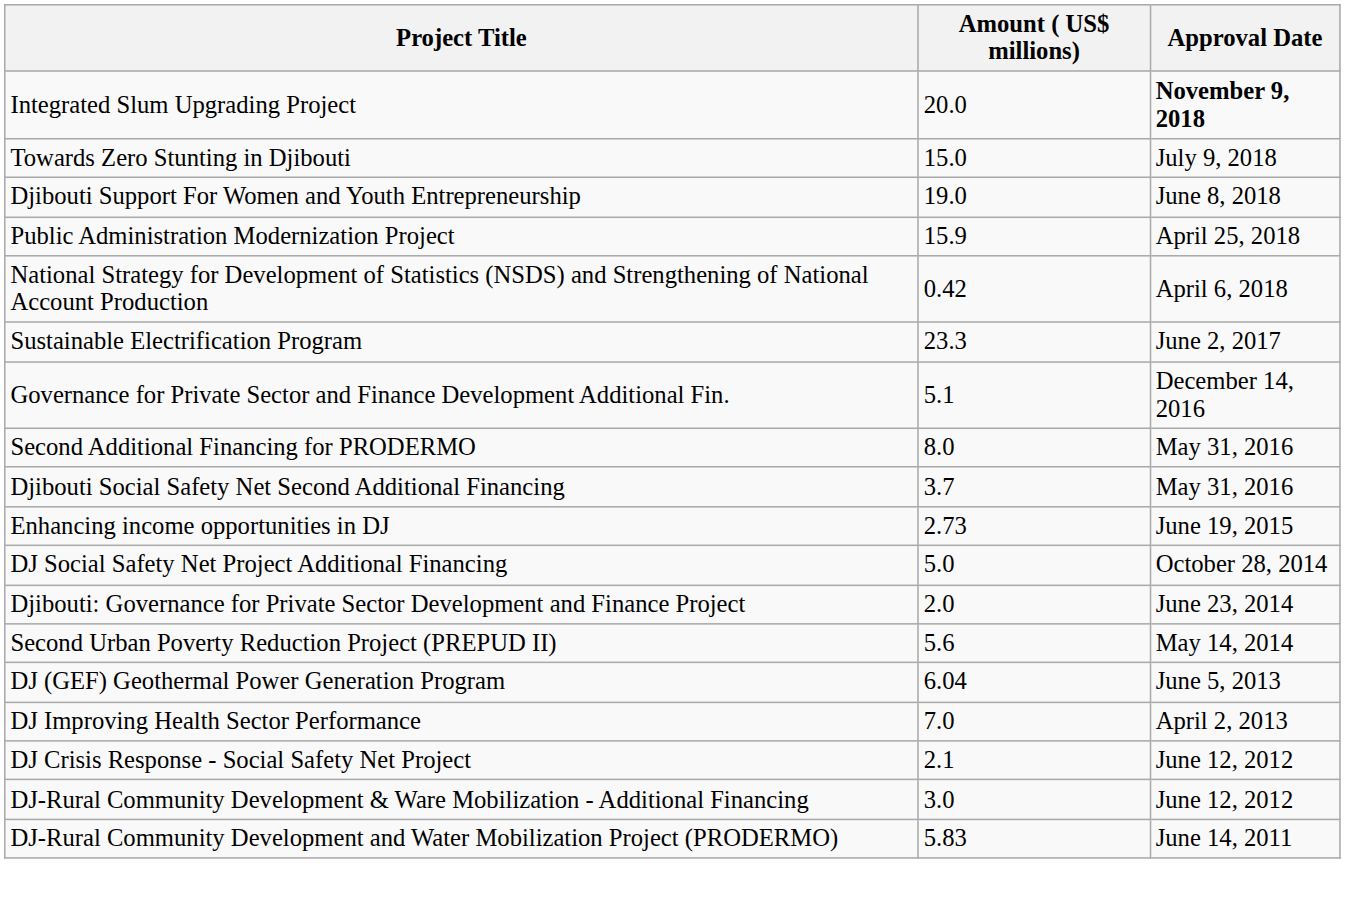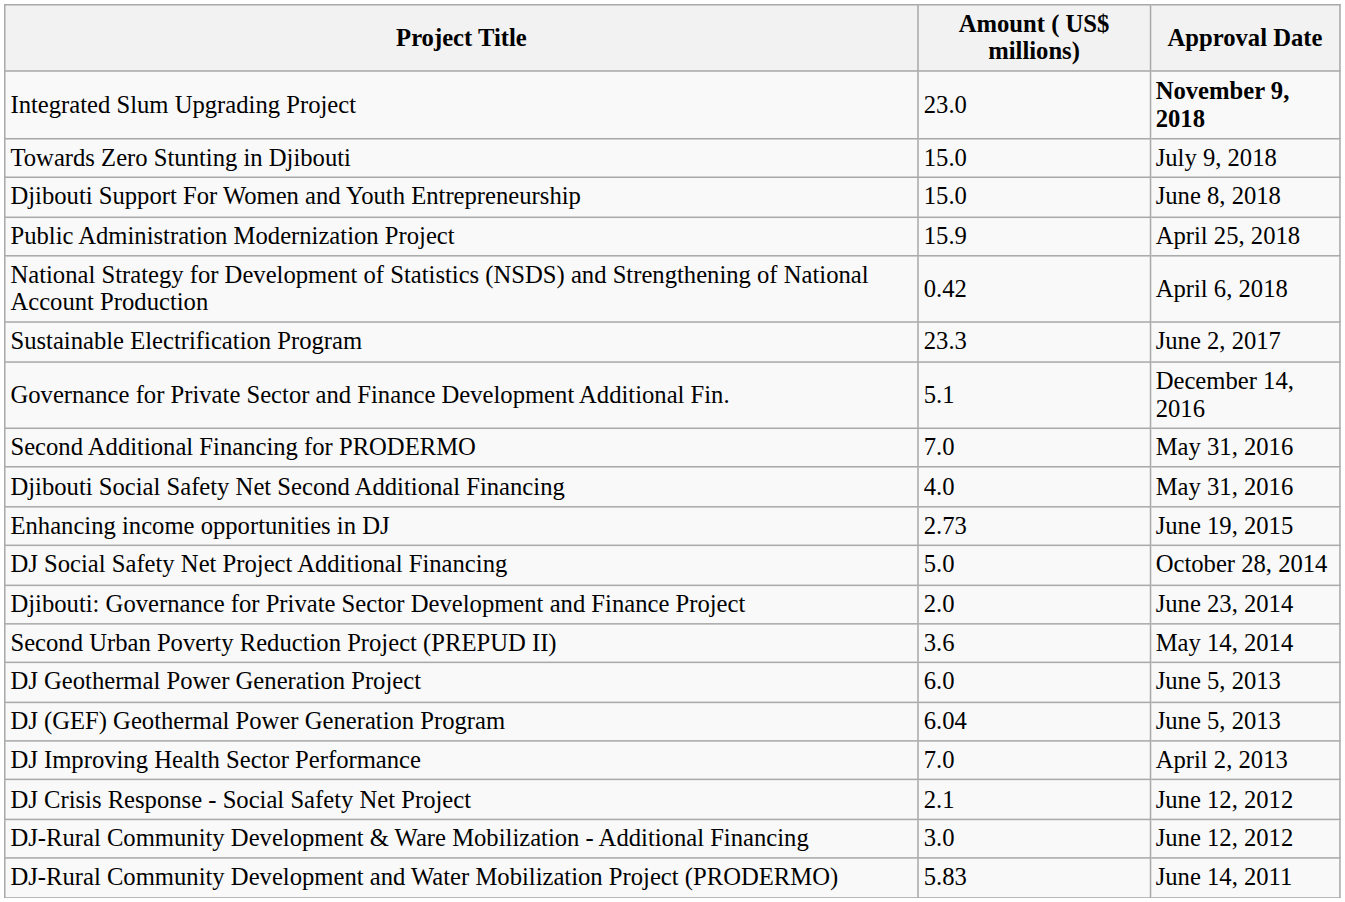(945, 104) 20.0 -> (945, 104) 23.0
(945, 196) 19.0 -> (945, 196) 15.0
(939, 447) 8.0 -> (939, 447) 7.0
(939, 486) 3.7 -> (939, 486) 4.0
(939, 642) 5.6 -> (939, 642) 3.6
+ row: (216, 682)
